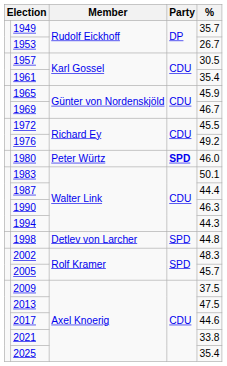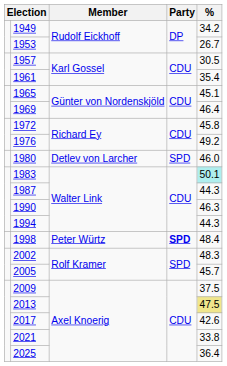(210, 28) 35.7 -> (210, 28) 34.2
(210, 93) 45.9 -> (210, 93) 45.1
(210, 110) 46.7 -> (210, 110) 46.4
(210, 126) 45.5 -> (210, 126) 45.8
(78, 158) Peter Würtz -> (94, 158) Detlev von Larcher
(180, 158) bold -> (180, 158) normal
(210, 175) no background -> (210, 175) paleturquoise background
(210, 191) 44.4 -> (210, 191) 44.3
(94, 239) Detlev von Larcher -> (78, 239) Peter Würtz
(180, 239) normal -> (180, 239) bold
(210, 239) 44.8 -> (210, 239) 48.4
(210, 304) no background -> (210, 304) khaki background
(210, 321) 44.6 -> (210, 321) 42.6
(210, 353) 35.4 -> (210, 353) 36.4
